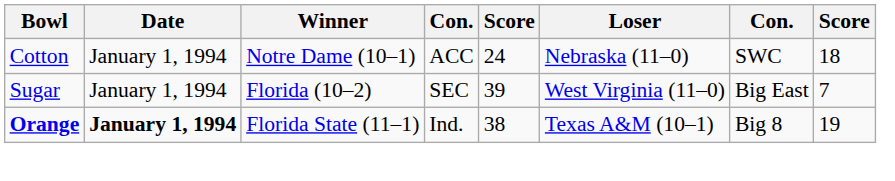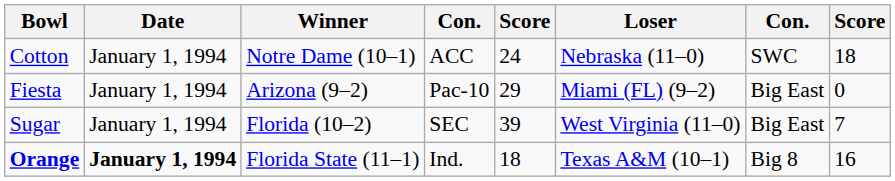+ row: (35, 90)
(494, 124) 38 -> (510, 158) 18
(830, 124) 19 -> (845, 158) 16
